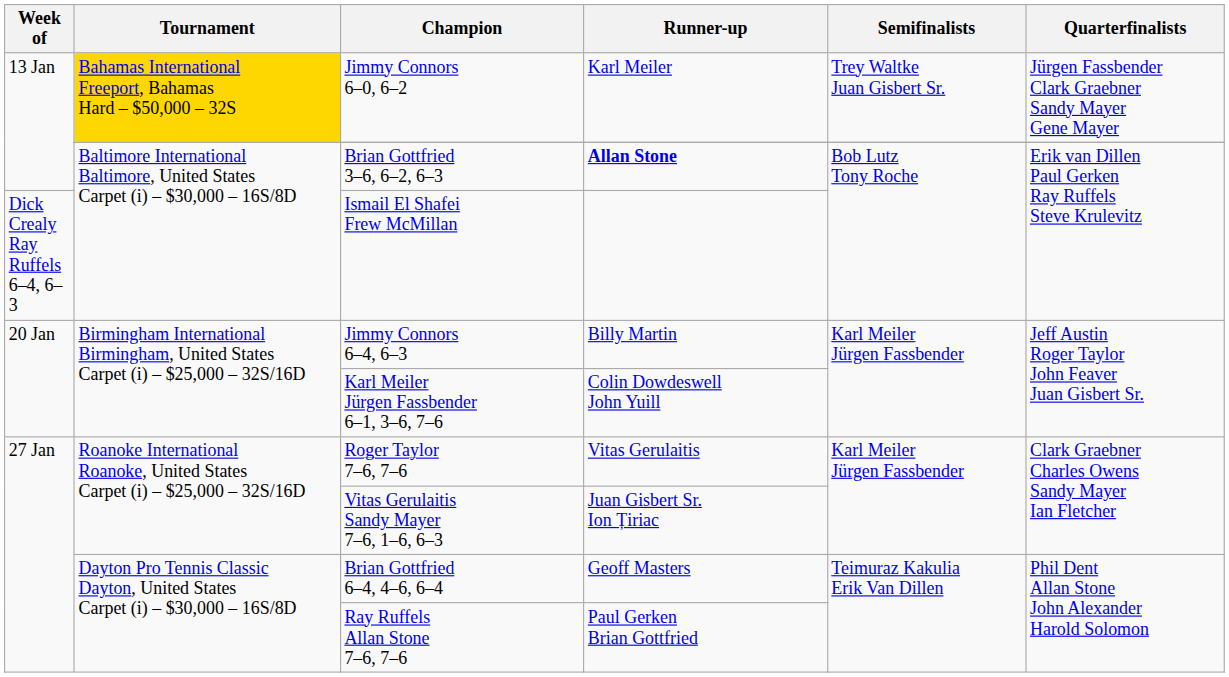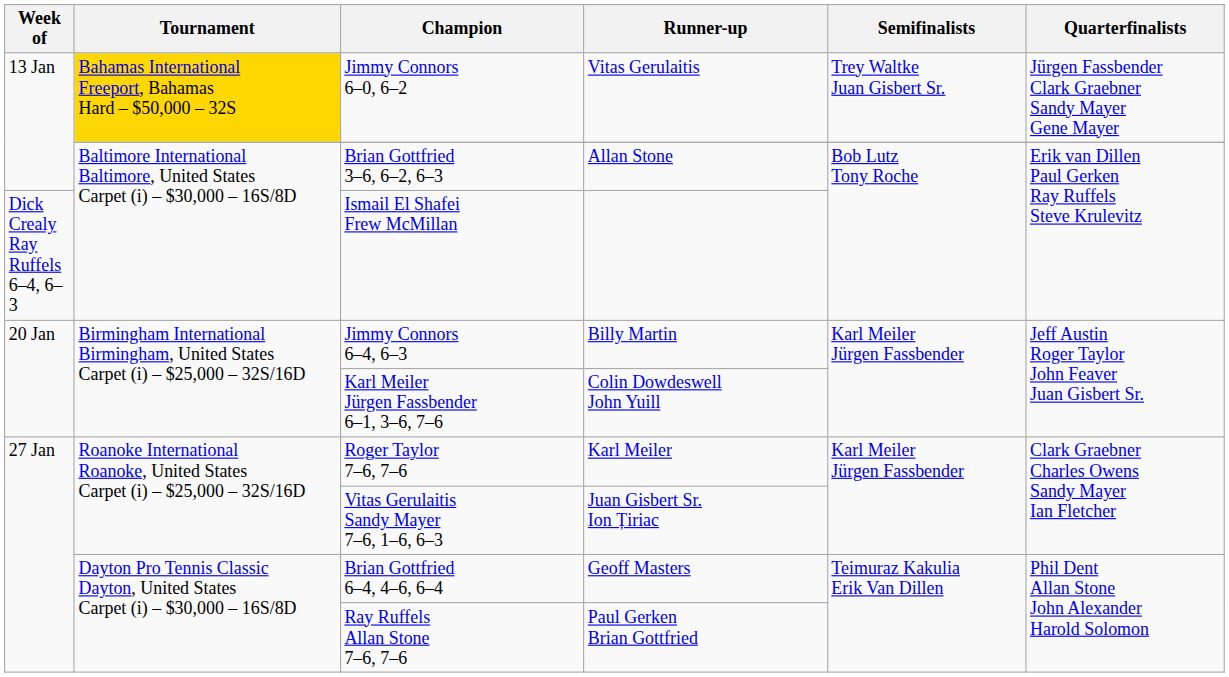(630, 67) Karl Meiler -> (644, 67) Vitas Gerulaitis
(632, 156) bold -> (630, 156) normal
(644, 451) Vitas Gerulaitis -> (630, 451) Karl Meiler
